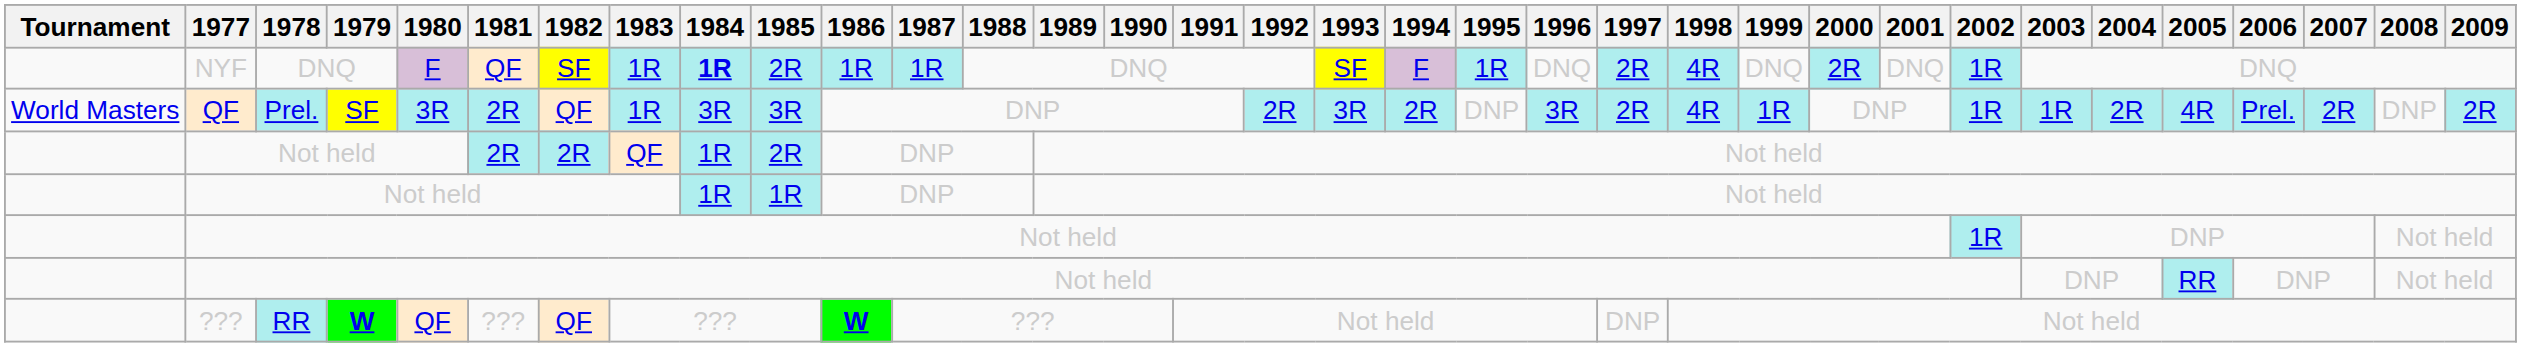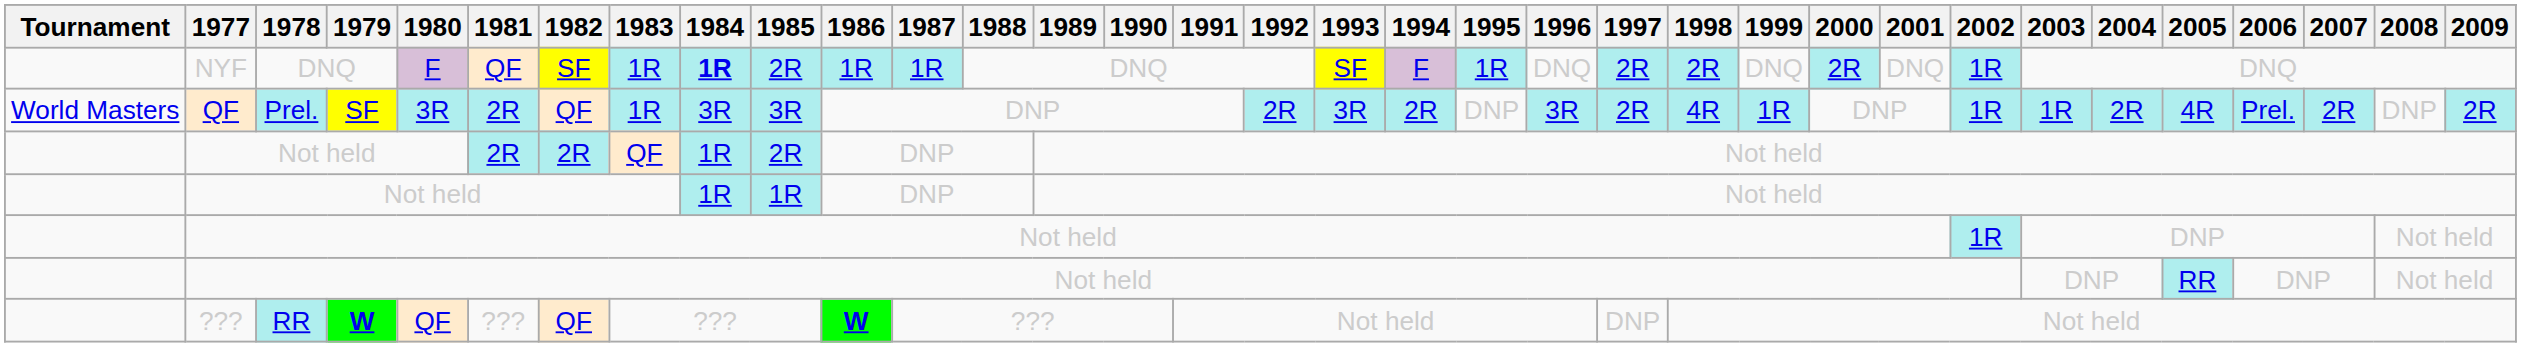(1703, 68) 4R -> (1703, 68) 2R
